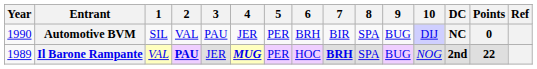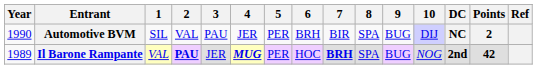(489, 34) 0 -> (489, 34) 2
(489, 54) 22 -> (489, 54) 42
